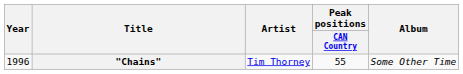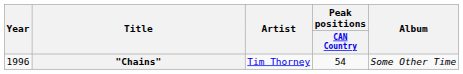(340, 61) 55 -> (340, 61) 54
